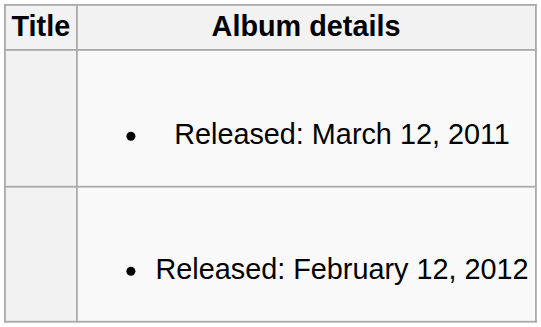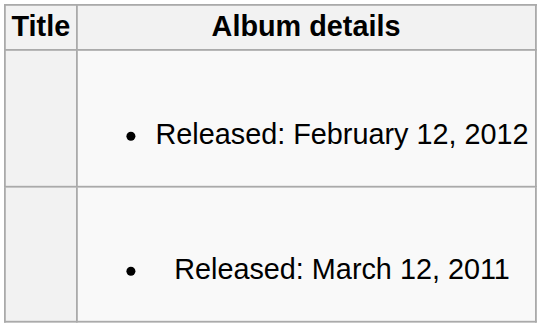rows swapped: (306, 135) <-> (306, 270)
